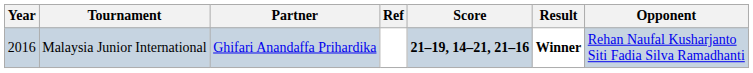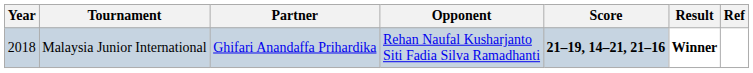columns swapped: (666, 16) <-> (393, 16)
(22, 47) 2016 -> (22, 47) 2018
